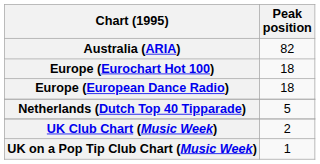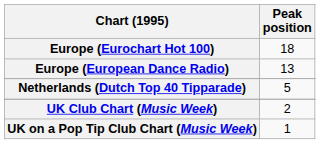- row: (132, 48)
(287, 88) 18 -> (287, 68) 13
